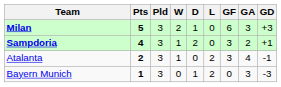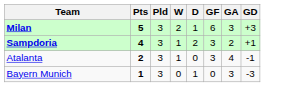- column: (212, 12)
